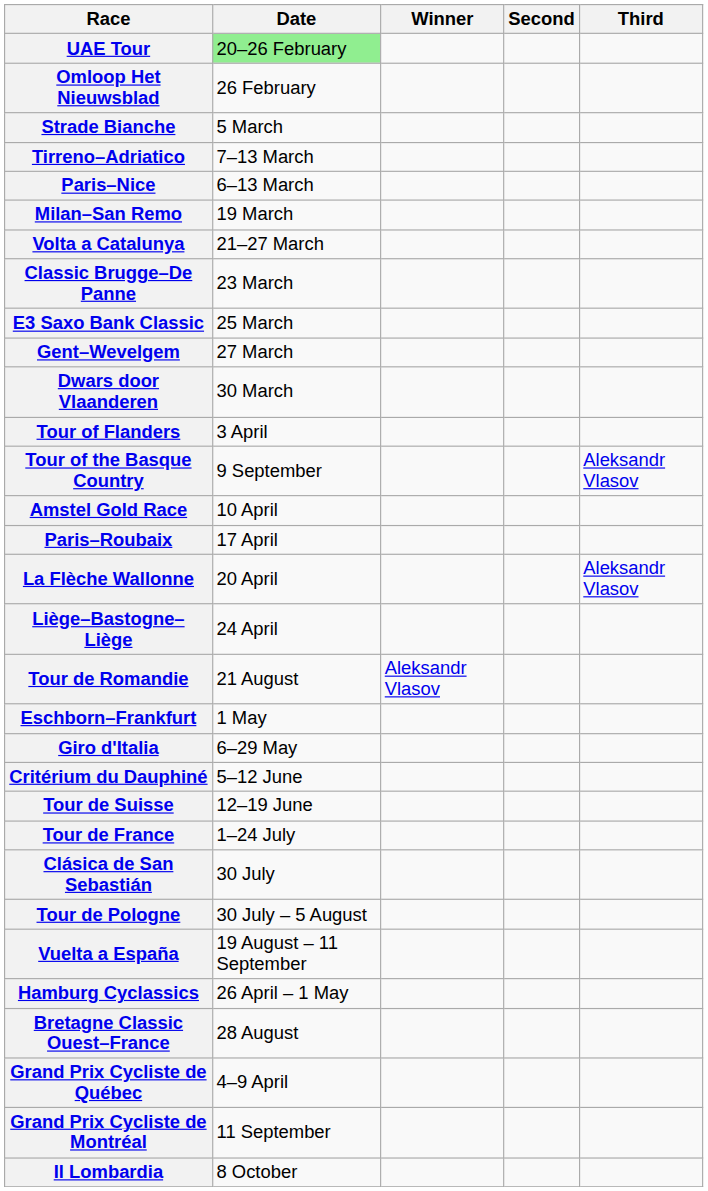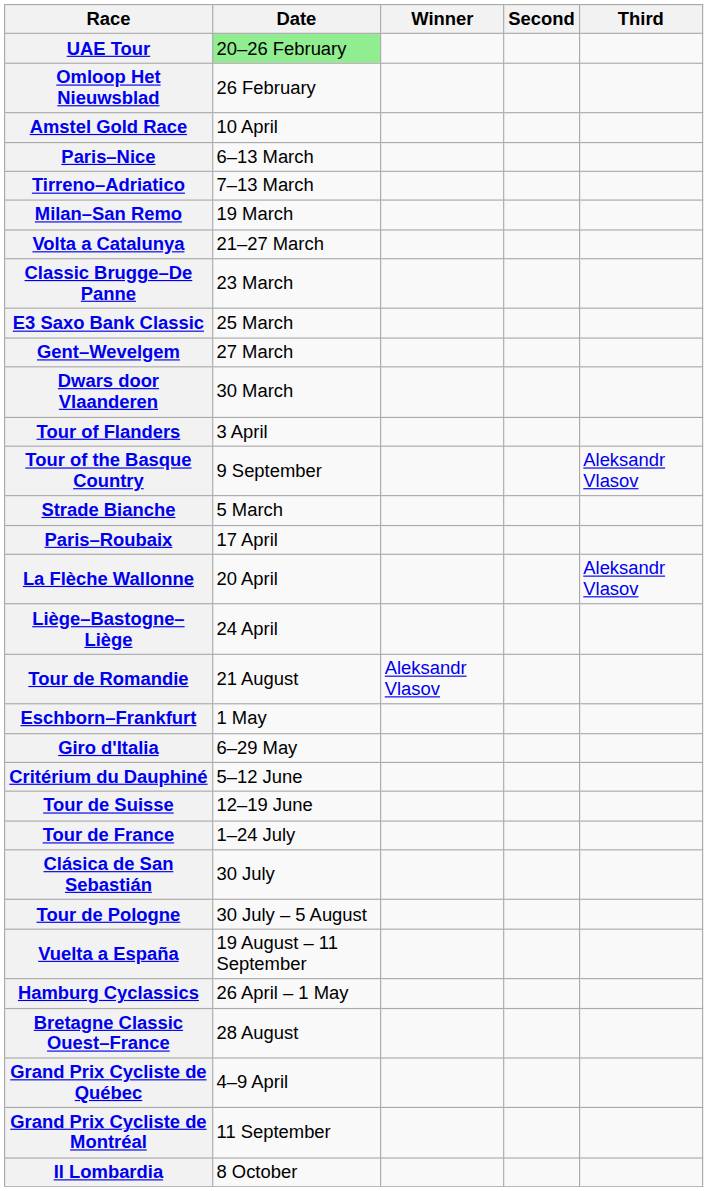rows swapped: (108, 127) <-> (108, 510)
rows swapped: (108, 185) <-> (108, 156)
